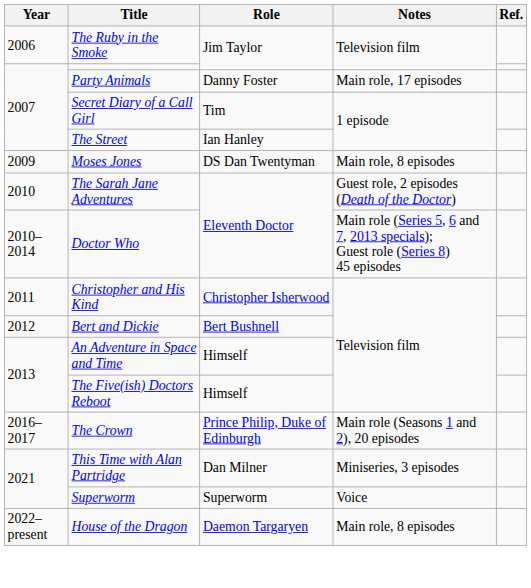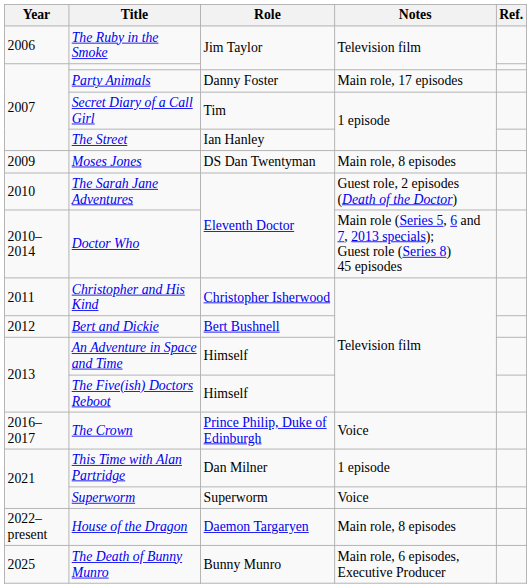(406, 430) Main role (Seasons 1 and 2), 20 episodes -> (353, 430) Voice
(398, 467) Miniseries, 3 episodes -> (364, 467) 1 episode
+ row: (127, 564)
